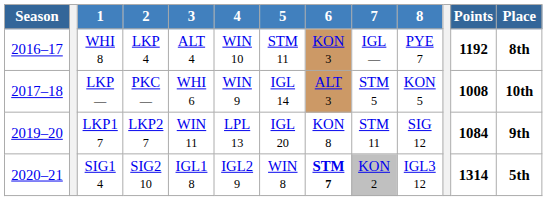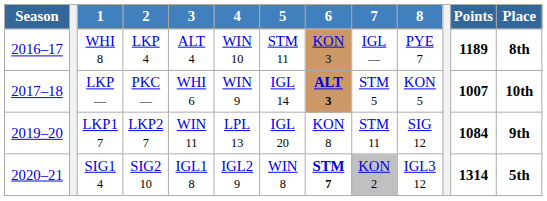(473, 49) 1192 -> (473, 49) 1189
(328, 91) normal -> (328, 91) bold
(473, 91) 1008 -> (473, 91) 1007
